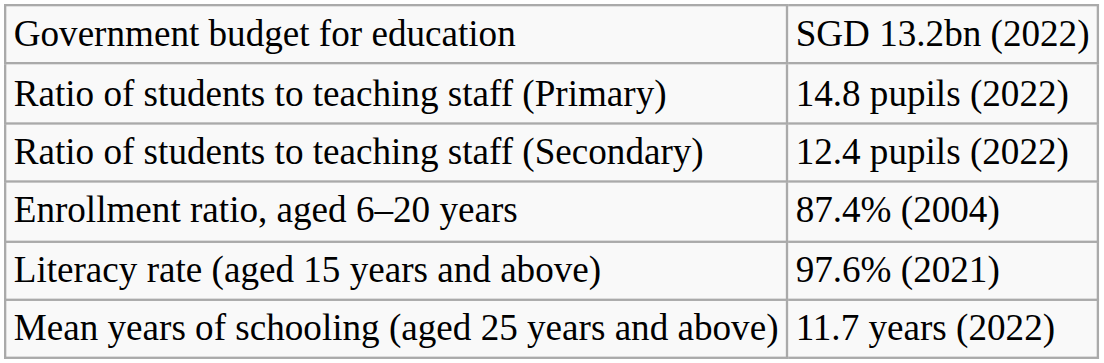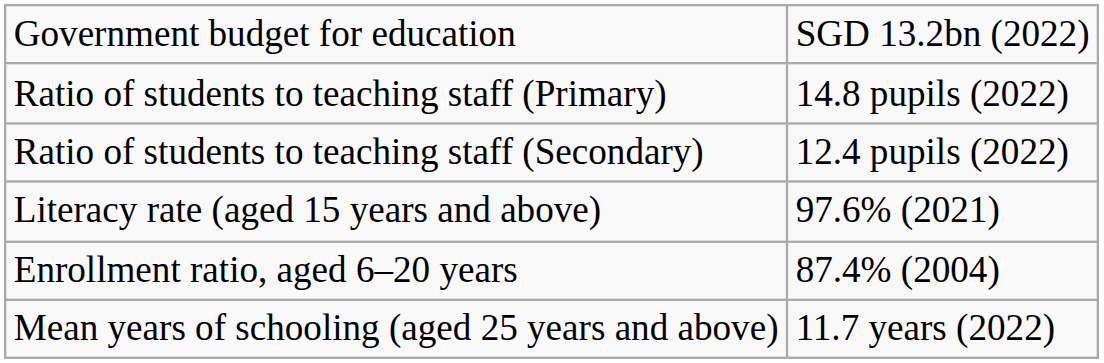rows swapped: (266, 210) <-> (307, 269)
